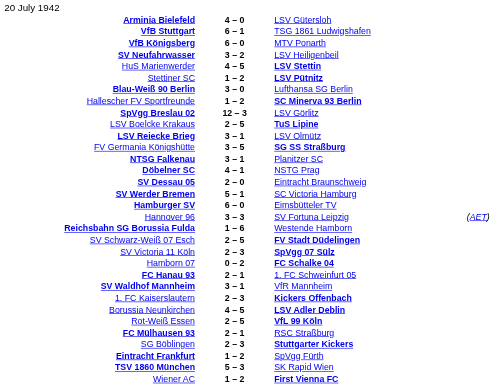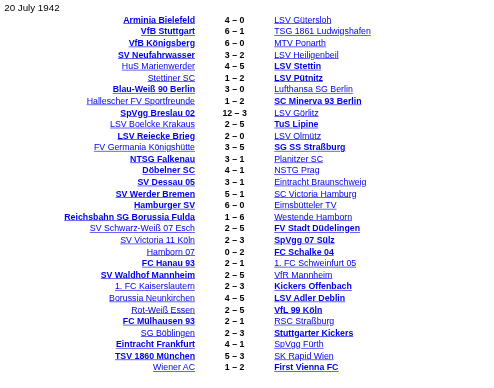(235, 136) 3 – 1 -> (235, 136) 2 – 0
(235, 182) 2 – 0 -> (235, 182) 3 – 1
- row: (170, 217)
(235, 286) 3 – 1 -> (235, 275) 2 – 5
(235, 356) 1 – 2 -> (235, 344) 4 – 1
